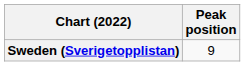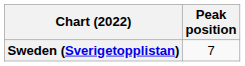(211, 50) 9 -> (211, 50) 7
